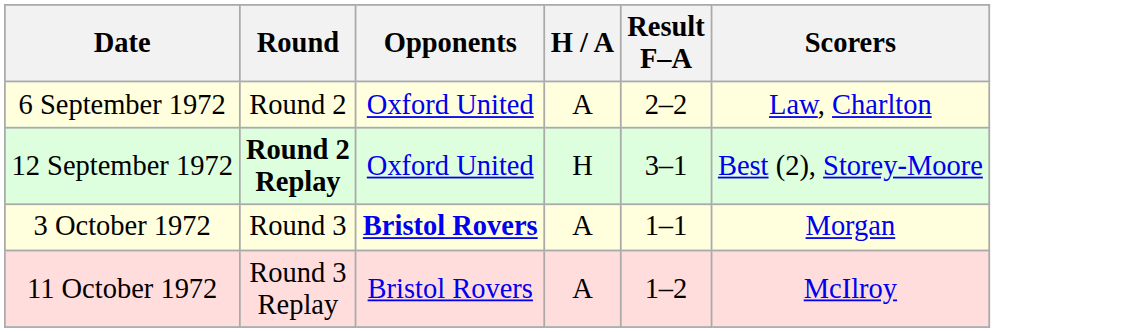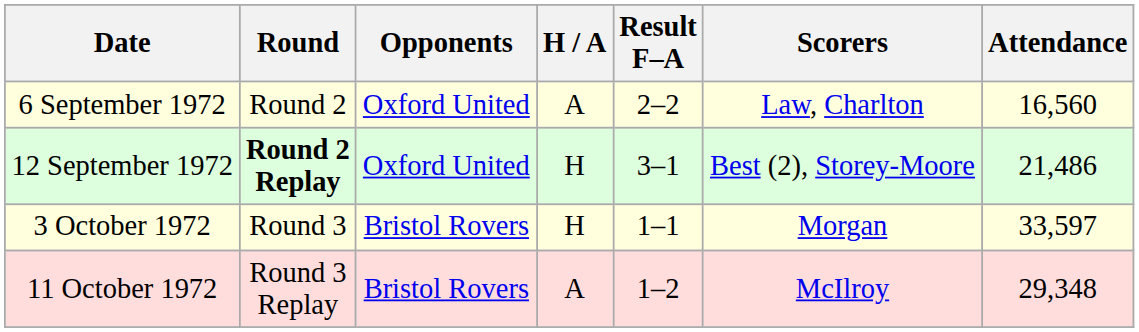+ column: (1058, 43)
(450, 226) bold -> (446, 226) normal
(582, 226) A -> (575, 226) H
